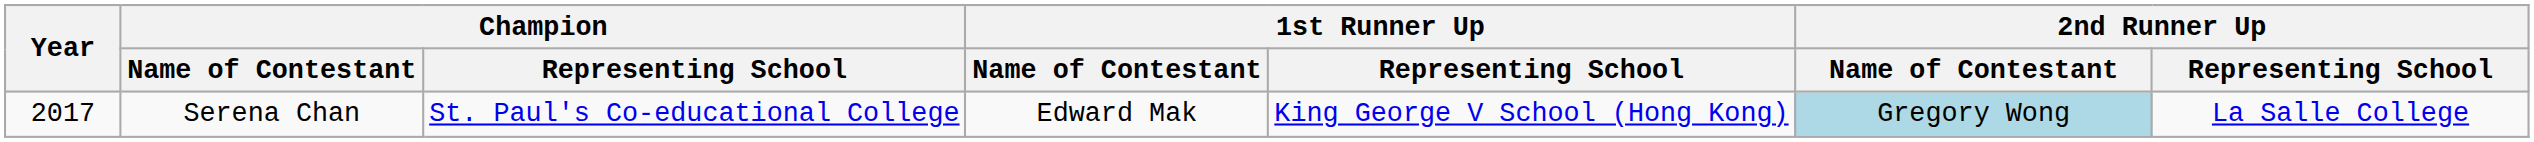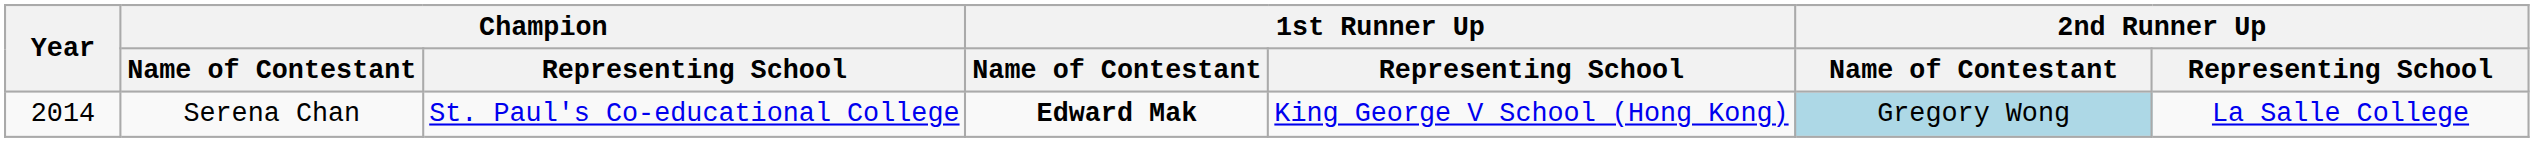(63, 114) 2017 -> (63, 114) 2014
(1117, 114) normal -> (1117, 114) bold
